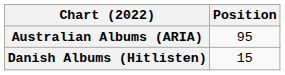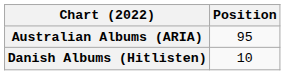(245, 59) 15 -> (245, 59) 10
